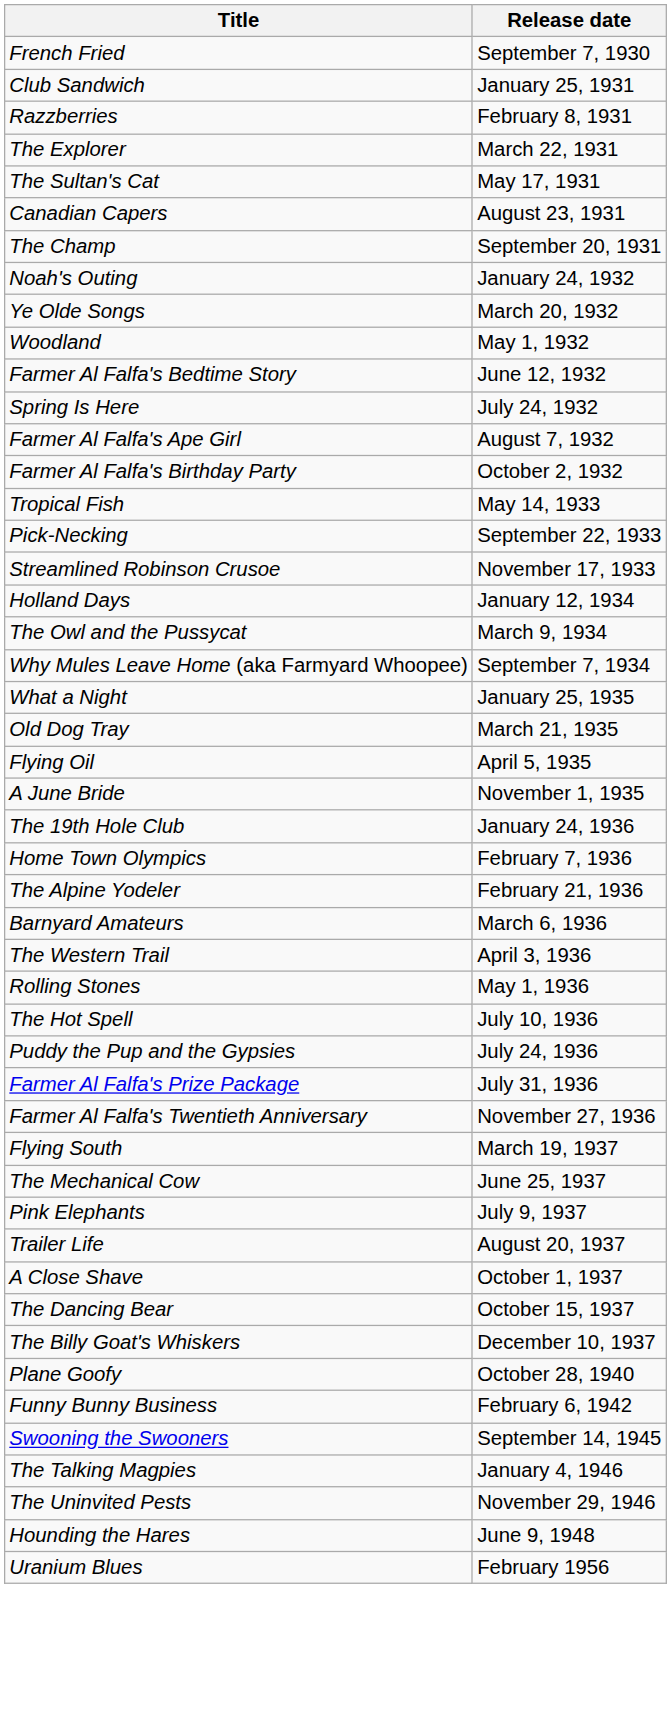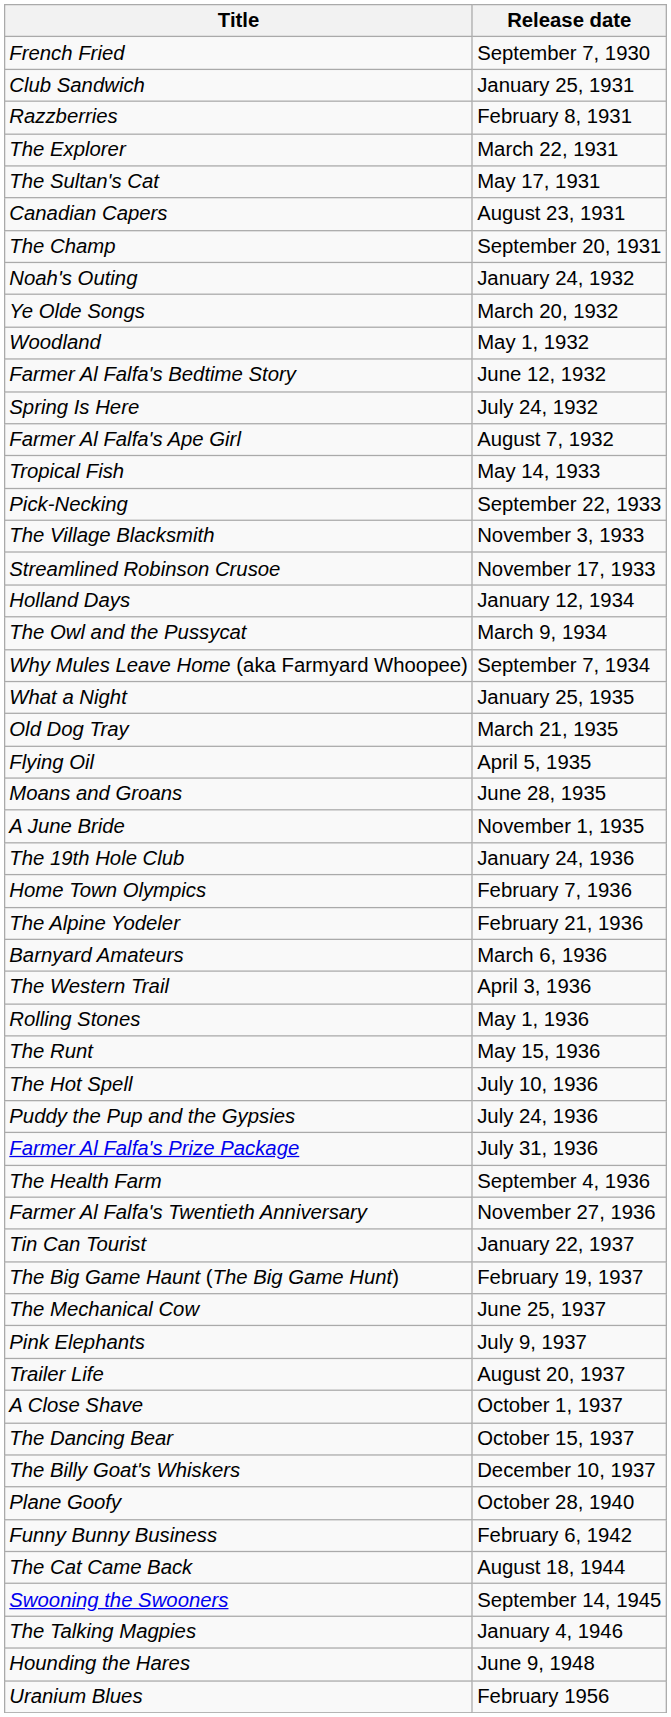- row: (153, 471)
+ row: (112, 536)
+ row: (96, 794)
+ row: (51, 1051)
+ row: (86, 1180)
+ row: (78, 1245)
+ row: (204, 1277)
- row: (66, 1148)
+ row: (101, 1567)
- row: (100, 1503)
